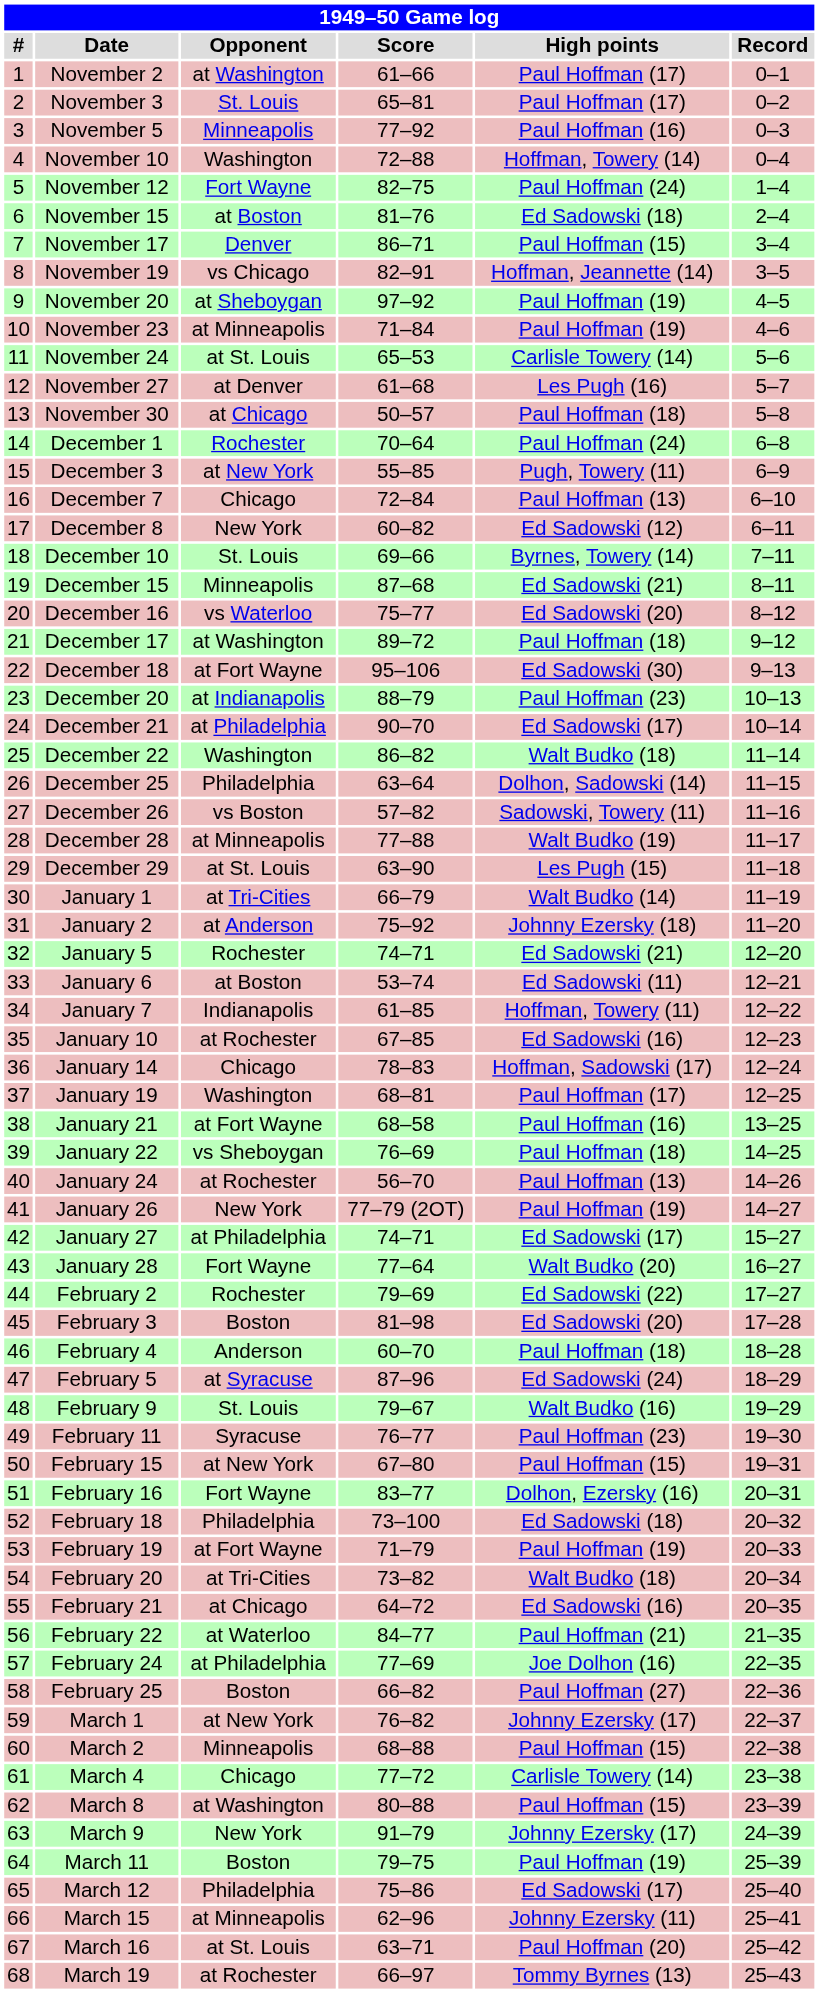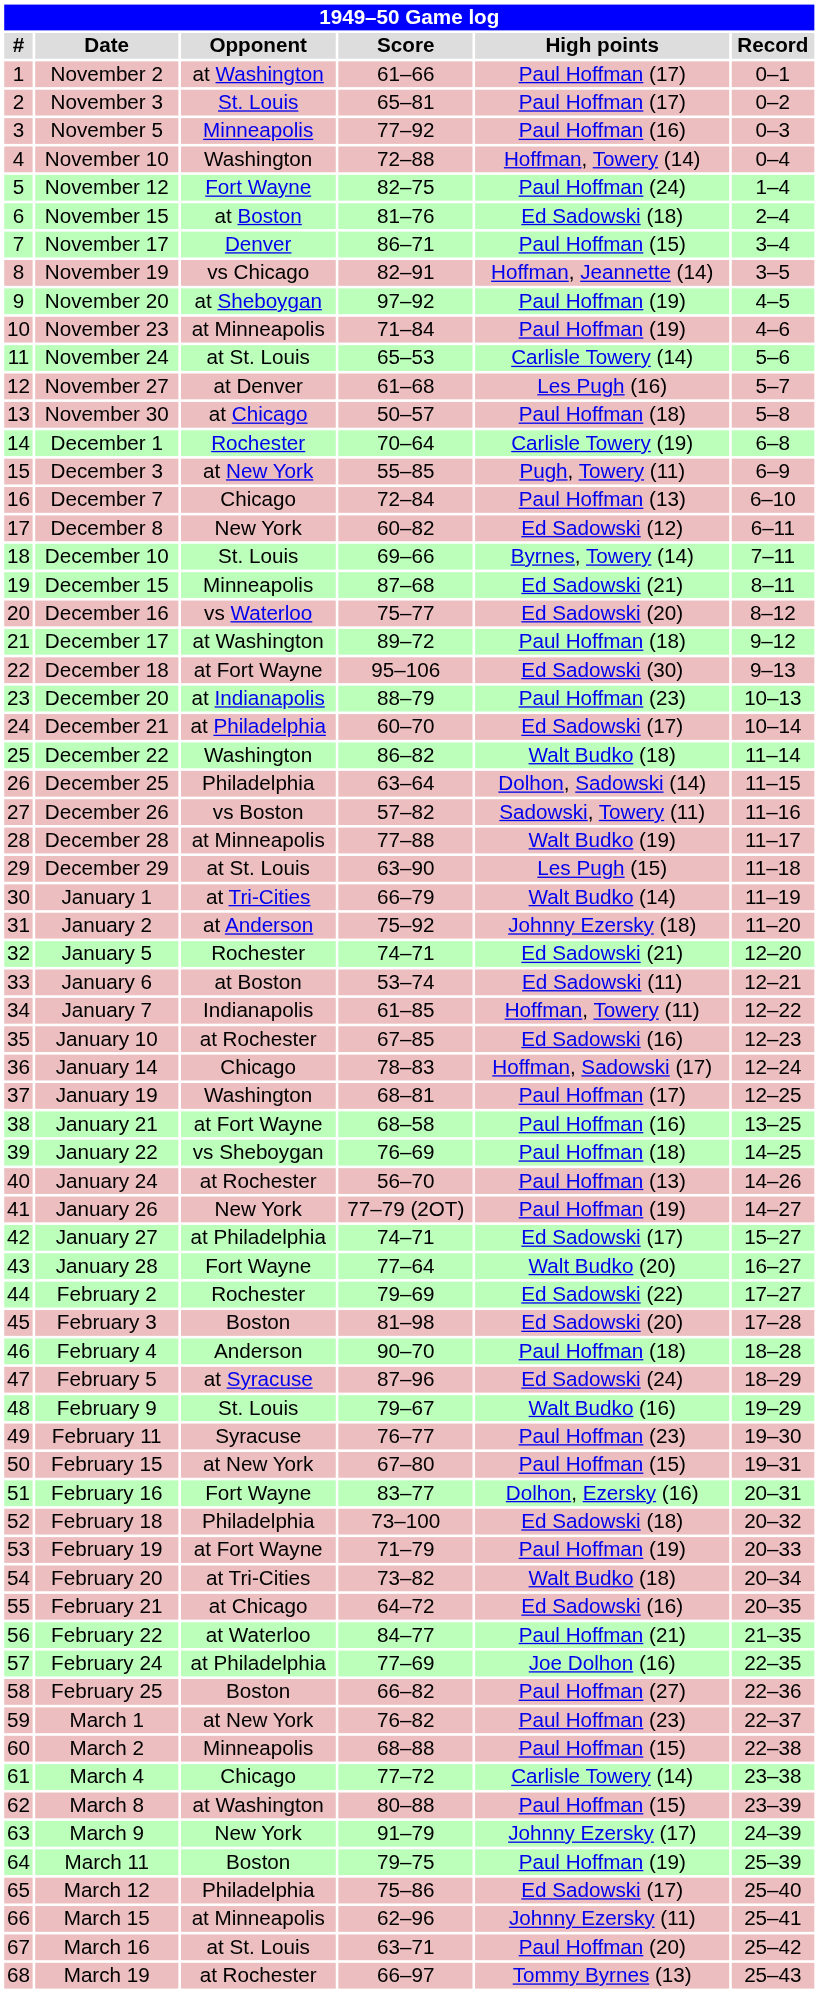(602, 443) Paul Hoffman (24) -> (602, 443) Carlisle Towery (19)
(406, 726) 90–70 -> (406, 726) 60–70
(406, 1351) 60–70 -> (406, 1351) 90–70
(602, 1720) Johnny Ezersky (17) -> (602, 1720) Paul Hoffman (23)
